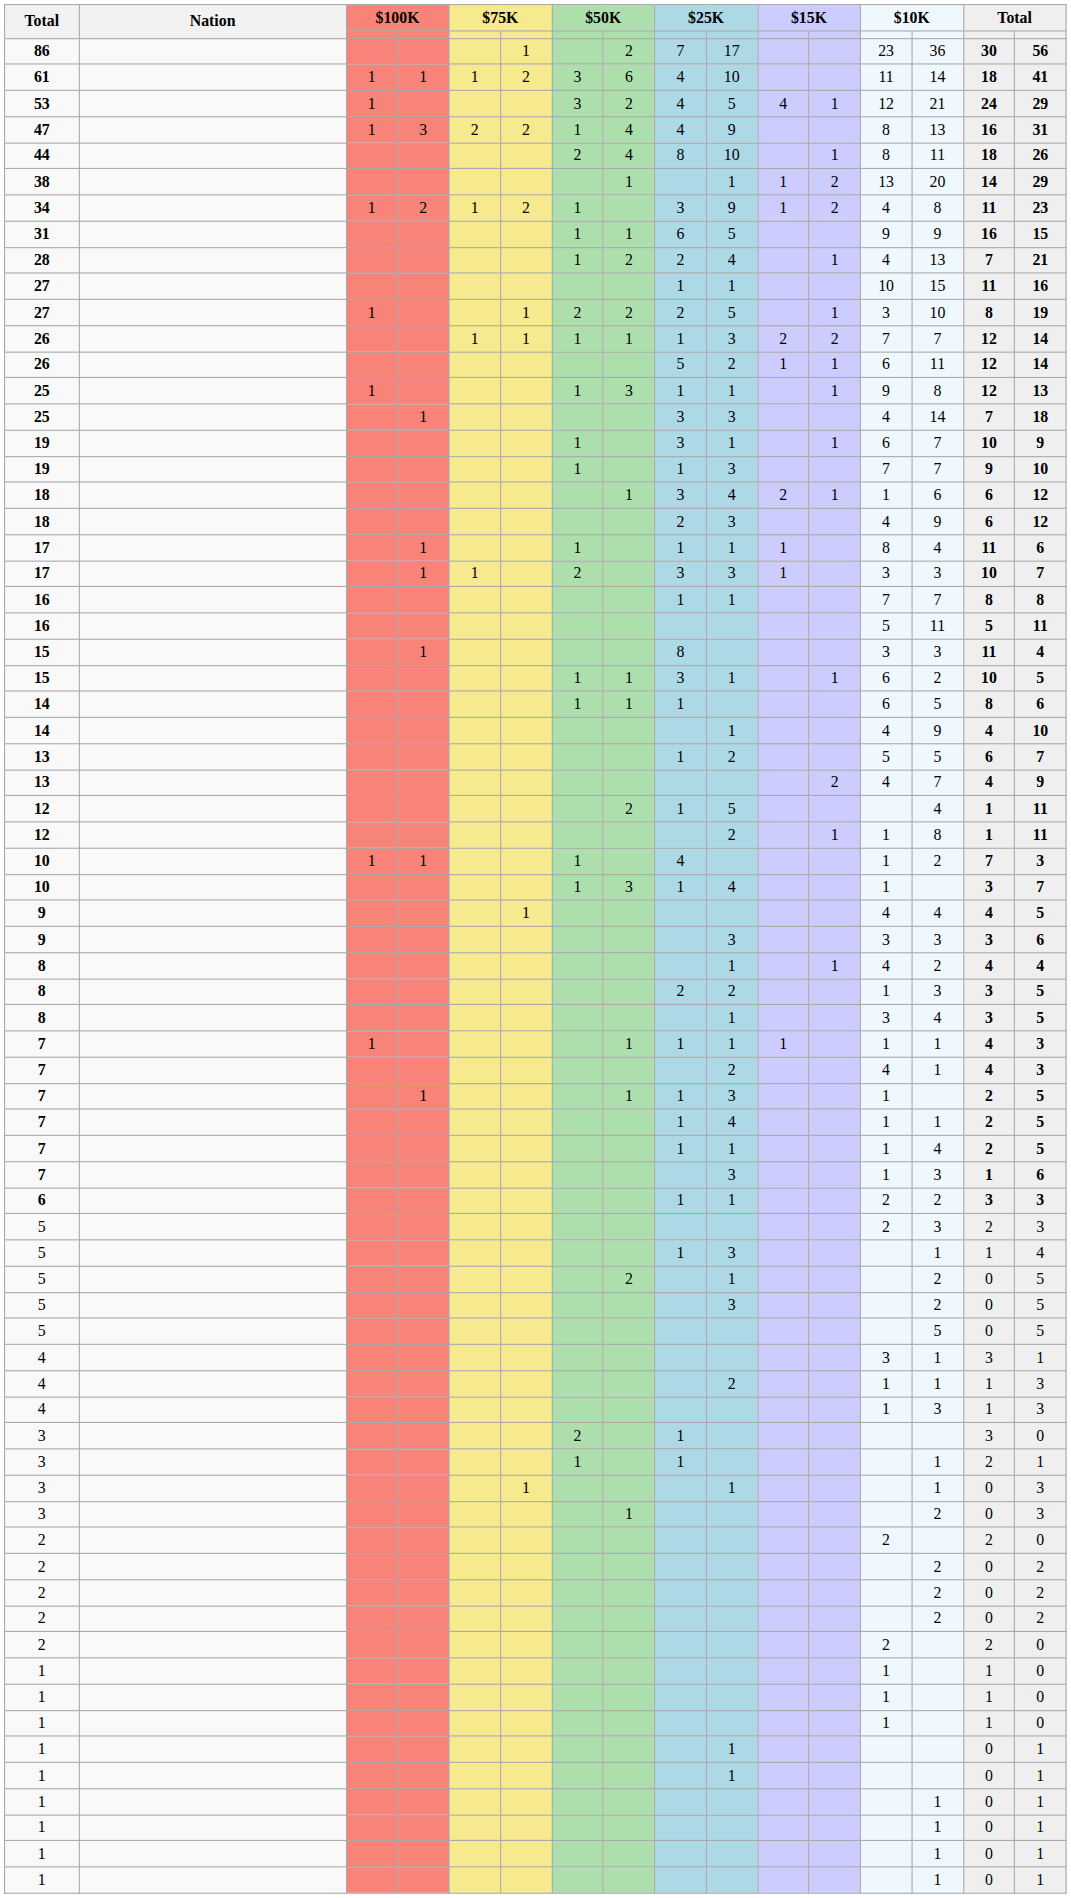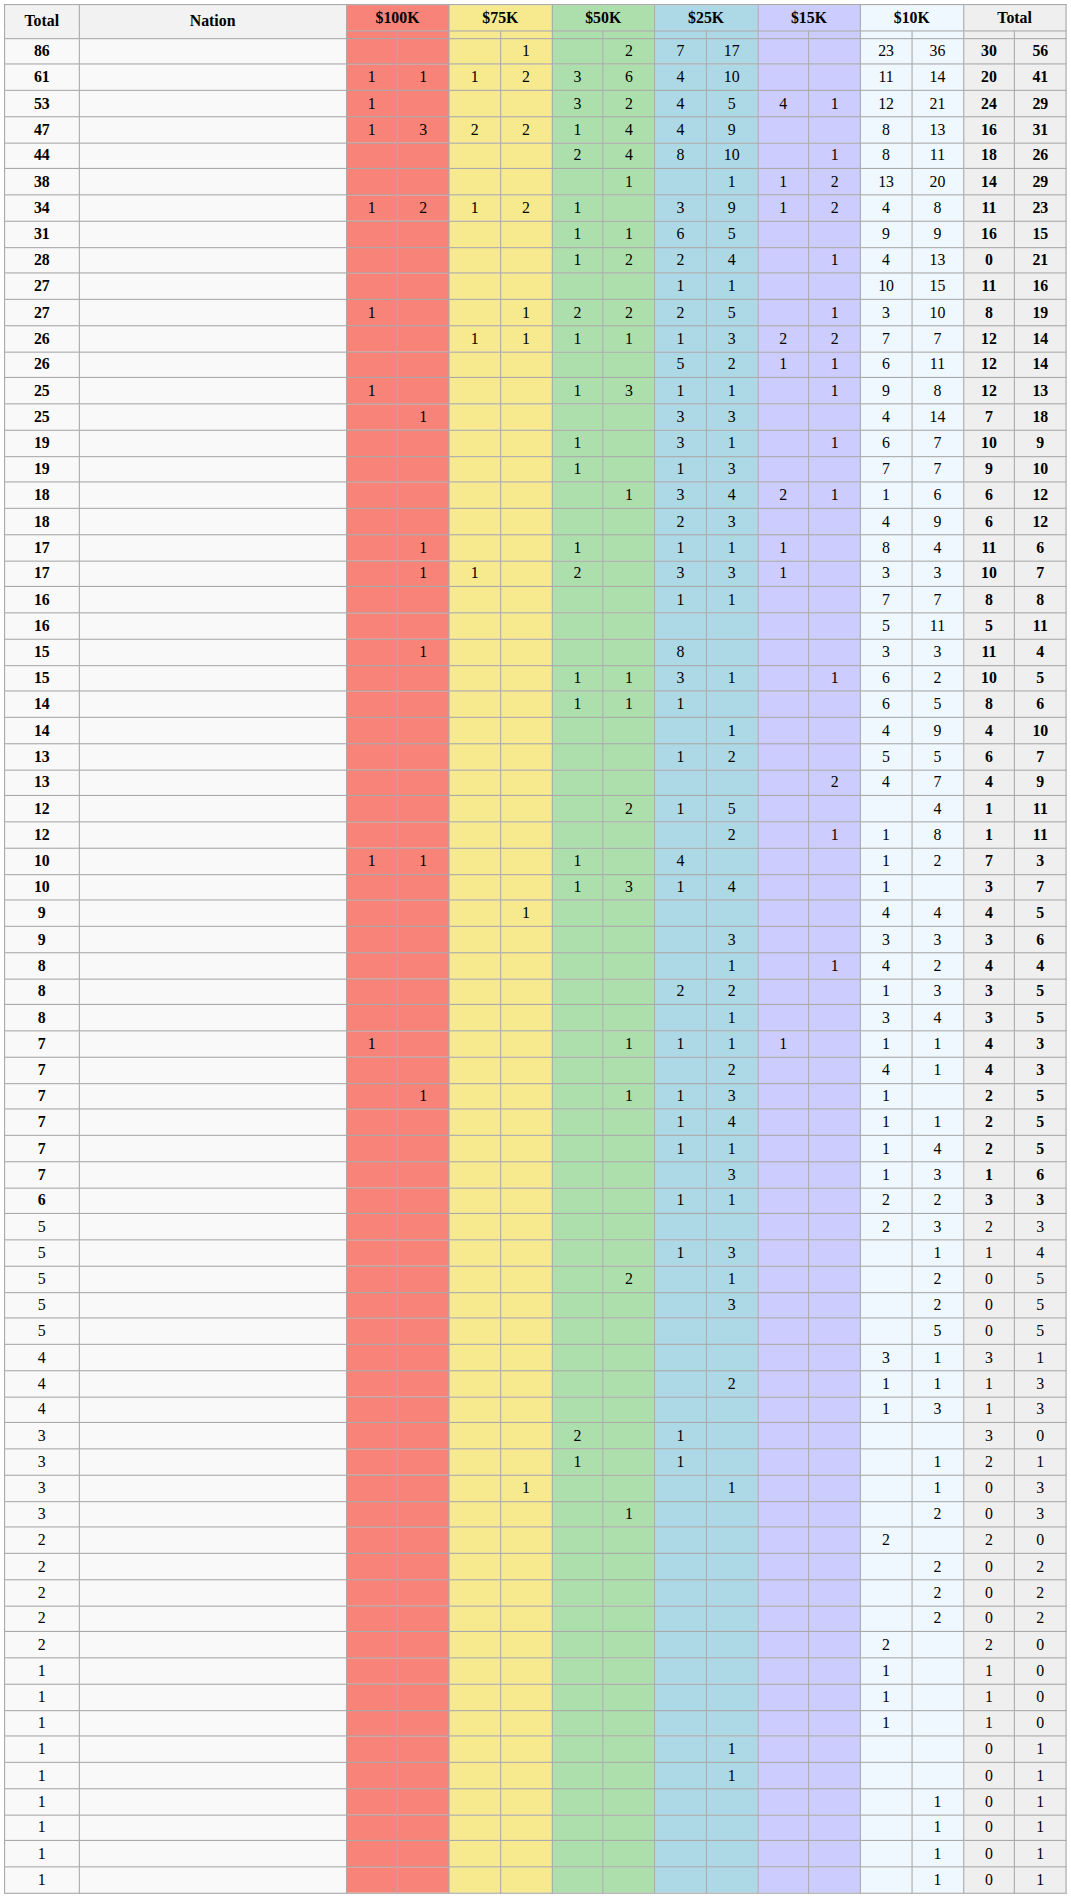(989, 77) 18 -> (989, 77) 20
(989, 260) 7 -> (989, 260) 0
